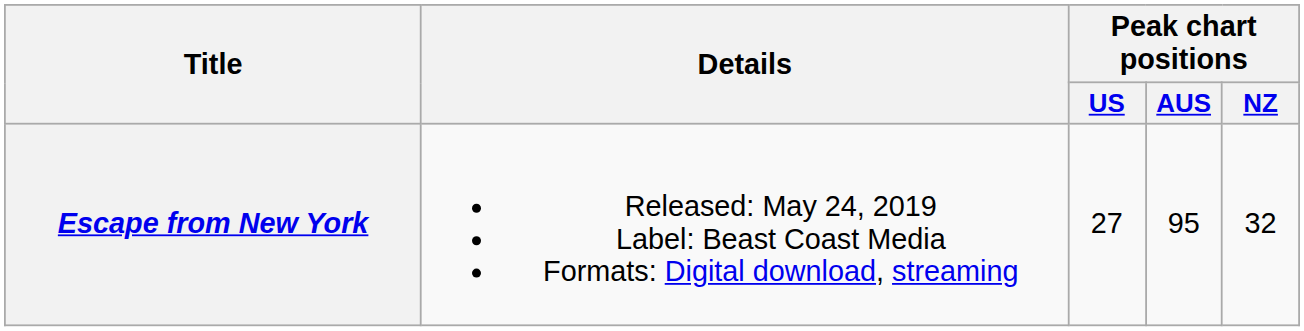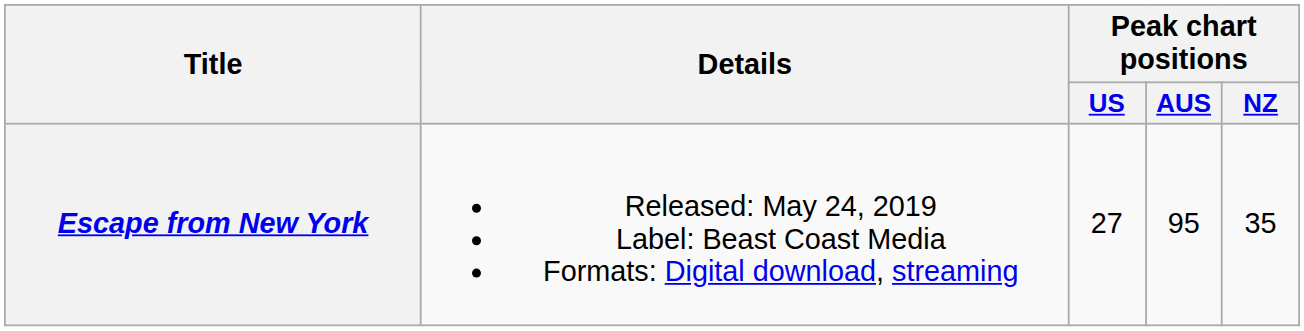(1261, 223) 32 -> (1261, 223) 35
